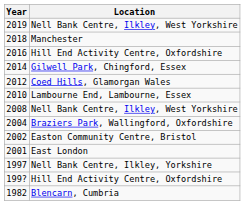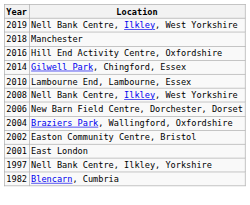- row: (17, 81)
+ row: (17, 109)
- row: (17, 179)
